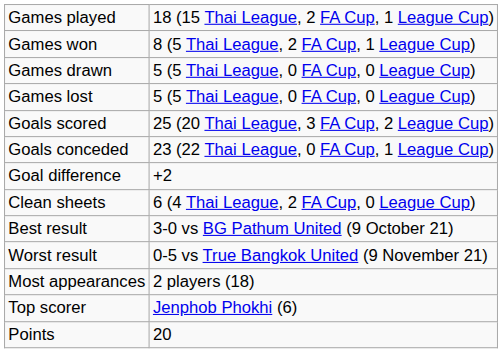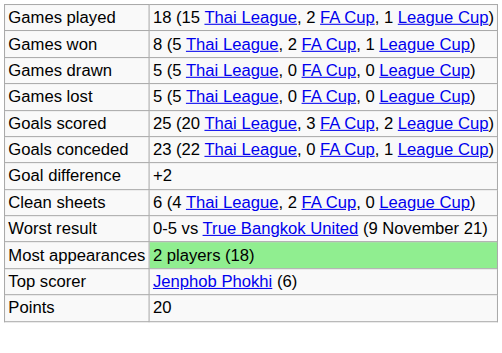- row: (48, 228)
(204, 281) no background -> (204, 255) lightgreen background
